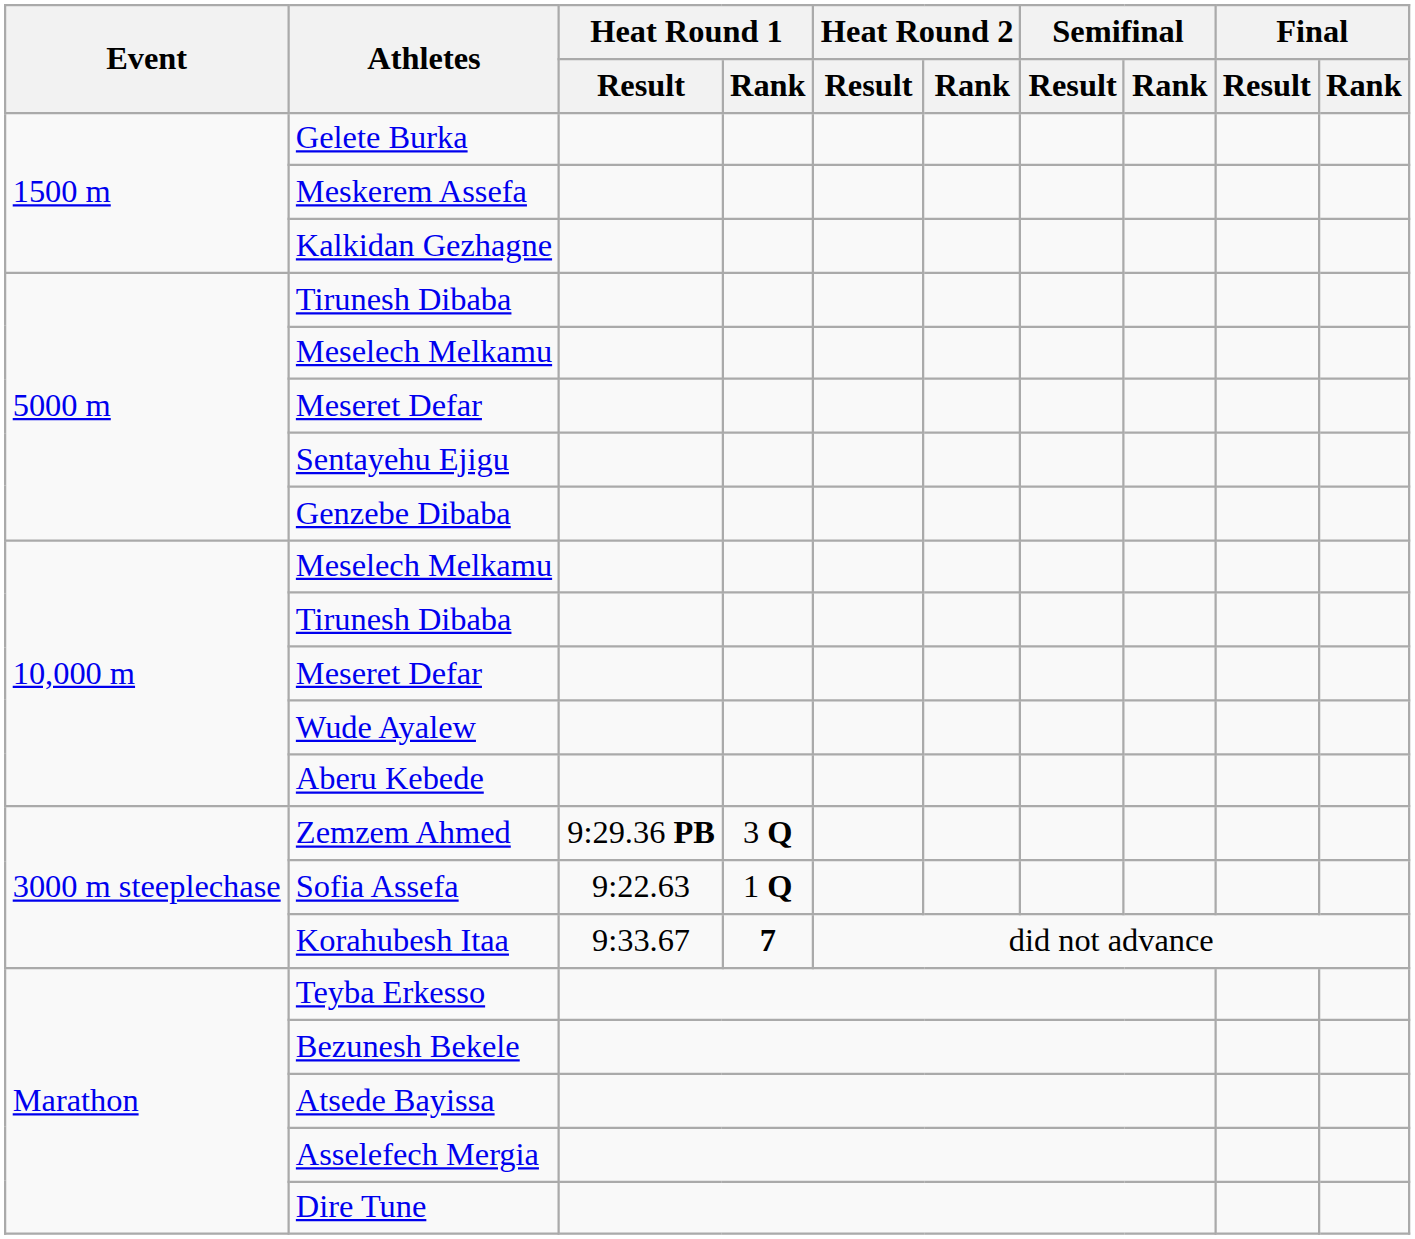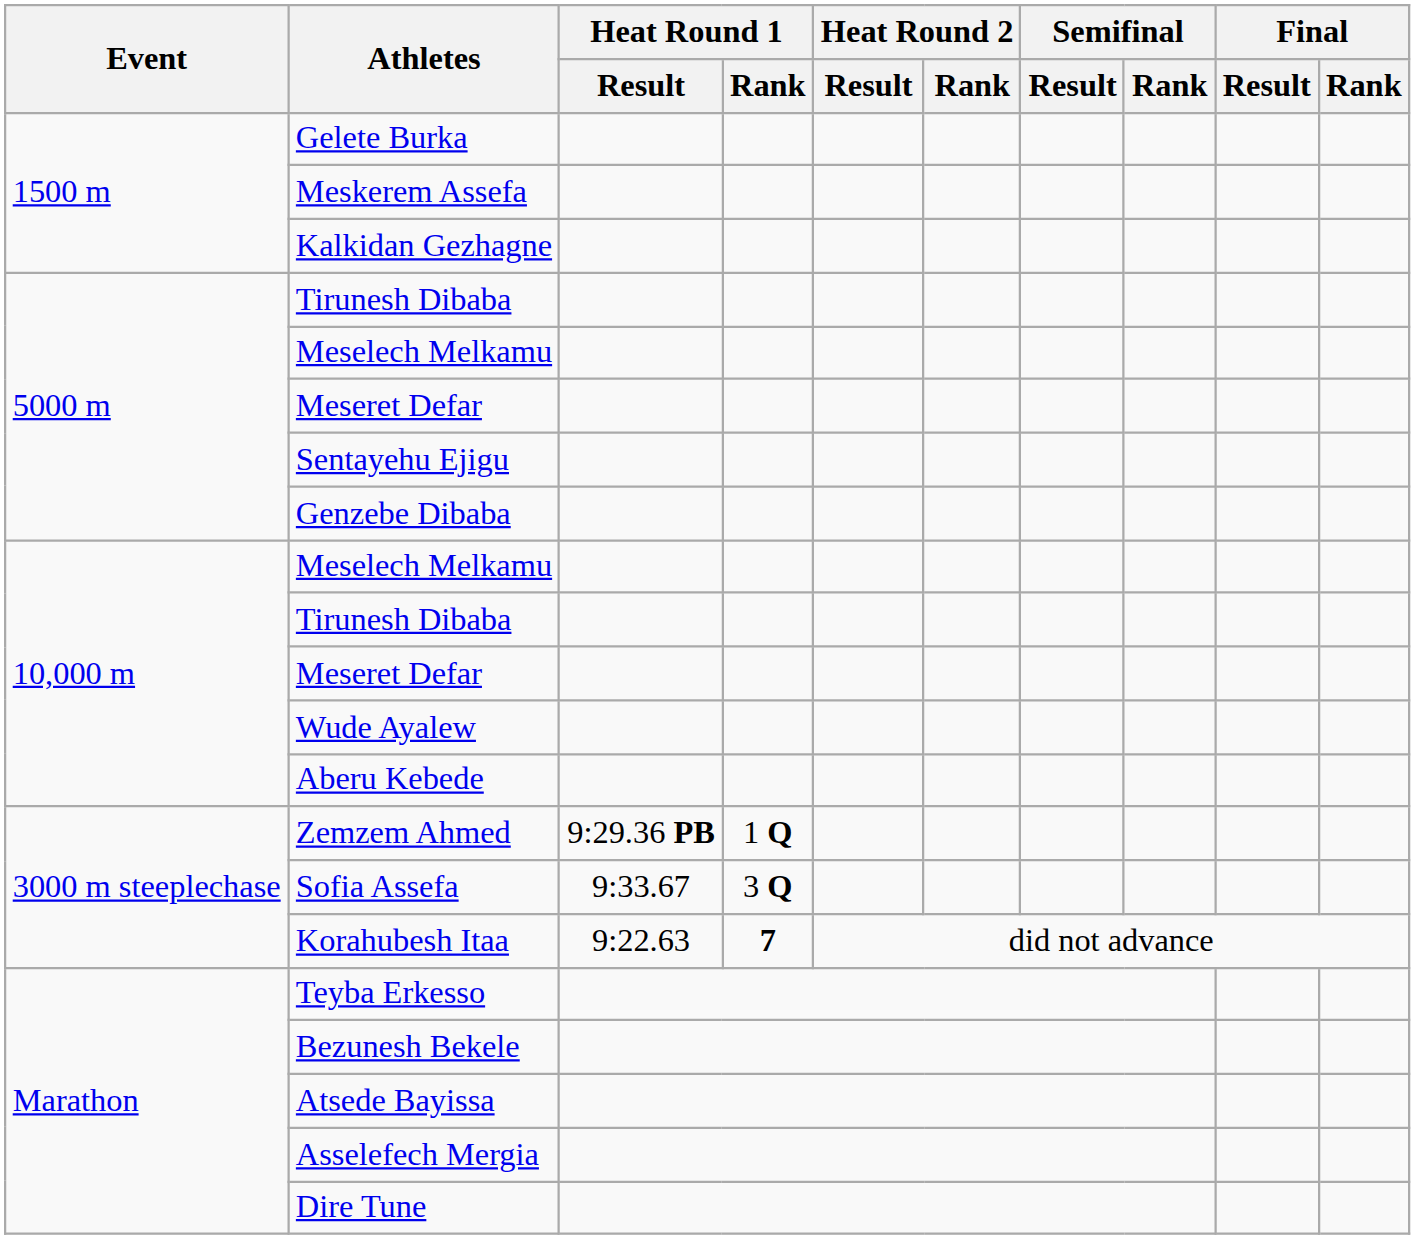(768, 833) 3 Q -> (768, 833) 1 Q
(641, 886) 9:22.63 -> (641, 886) 9:33.67
(768, 886) 1 Q -> (768, 886) 3 Q
(641, 940) 9:33.67 -> (641, 940) 9:22.63
